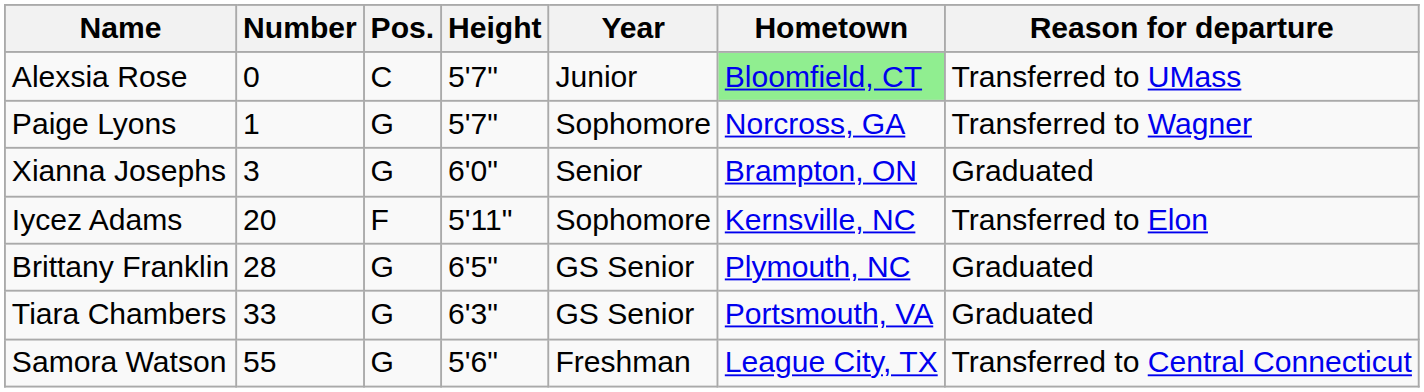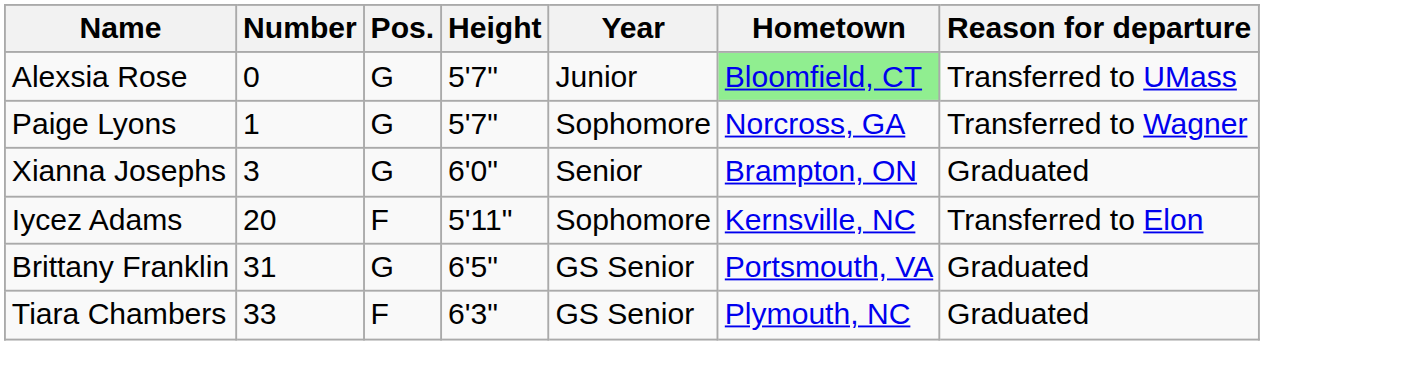(381, 76) C -> (382, 76) G
(260, 266) 28 -> (260, 266) 31
(818, 266) Plymouth, NC -> (829, 266) Portsmouth, VA
(382, 314) G -> (380, 314) F
(829, 314) Portsmouth, VA -> (818, 314) Plymouth, NC
- row: (119, 362)
